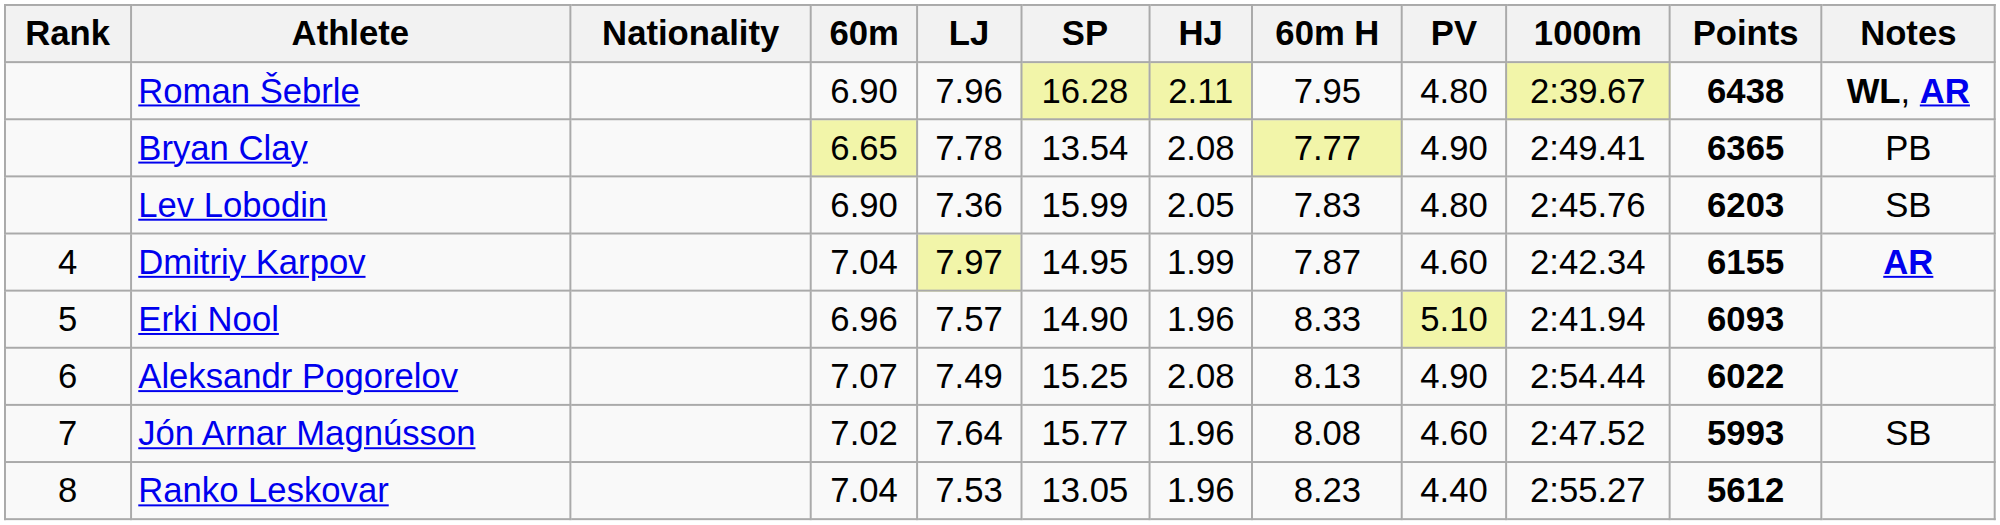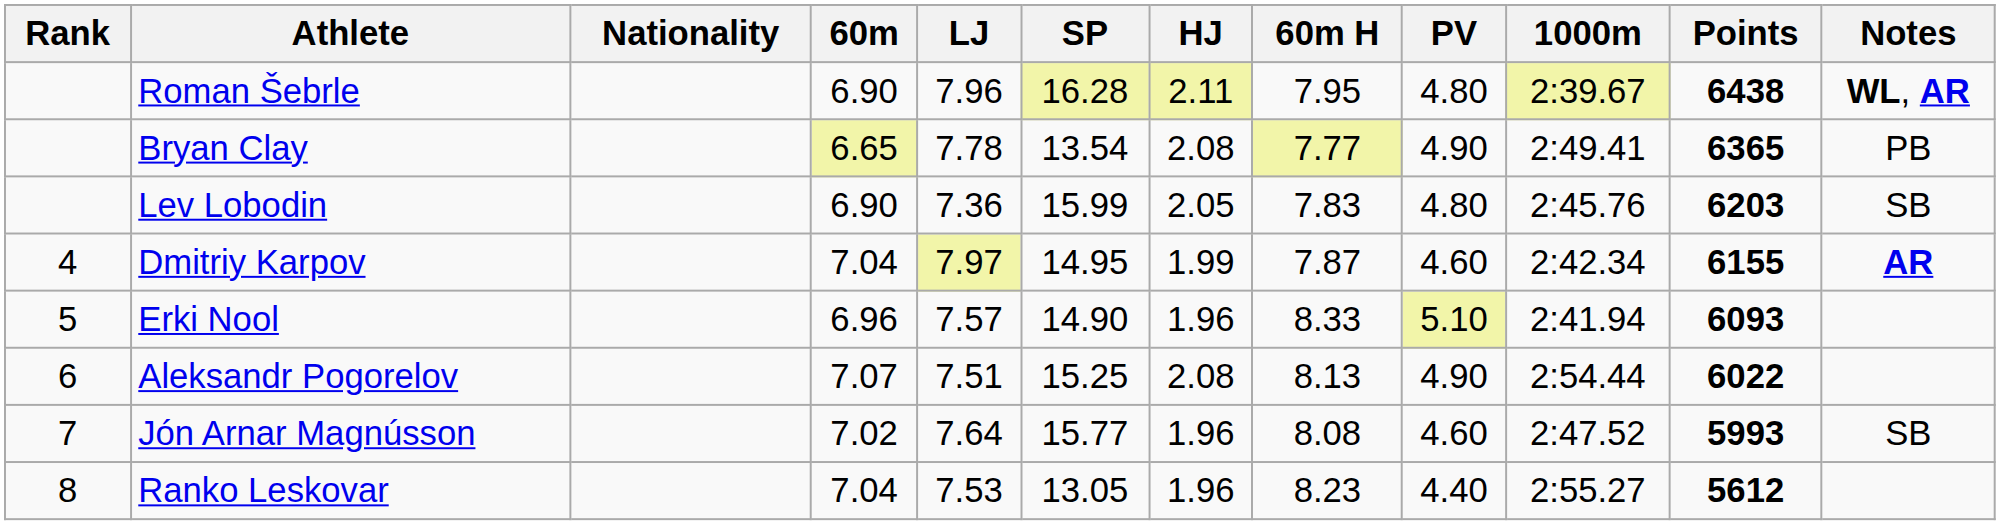(969, 375) 7.49 -> (969, 375) 7.51
